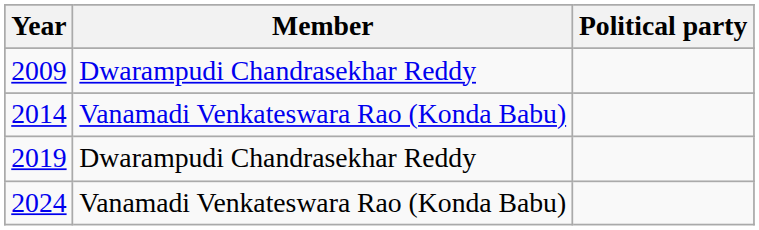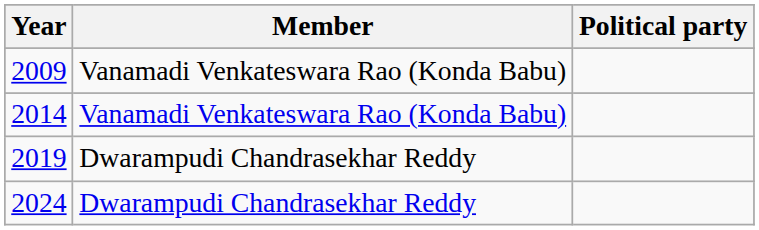(278, 70) Dwarampudi Chandrasekhar Reddy -> (323, 70) Vanamadi Venkateswara Rao (Konda Babu)
(323, 202) Vanamadi Venkateswara Rao (Konda Babu) -> (278, 202) Dwarampudi Chandrasekhar Reddy
